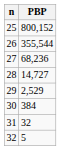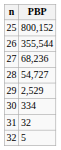(35, 75) 14,727 -> (35, 75) 54,727
(29, 106) 384 -> (29, 106) 334
